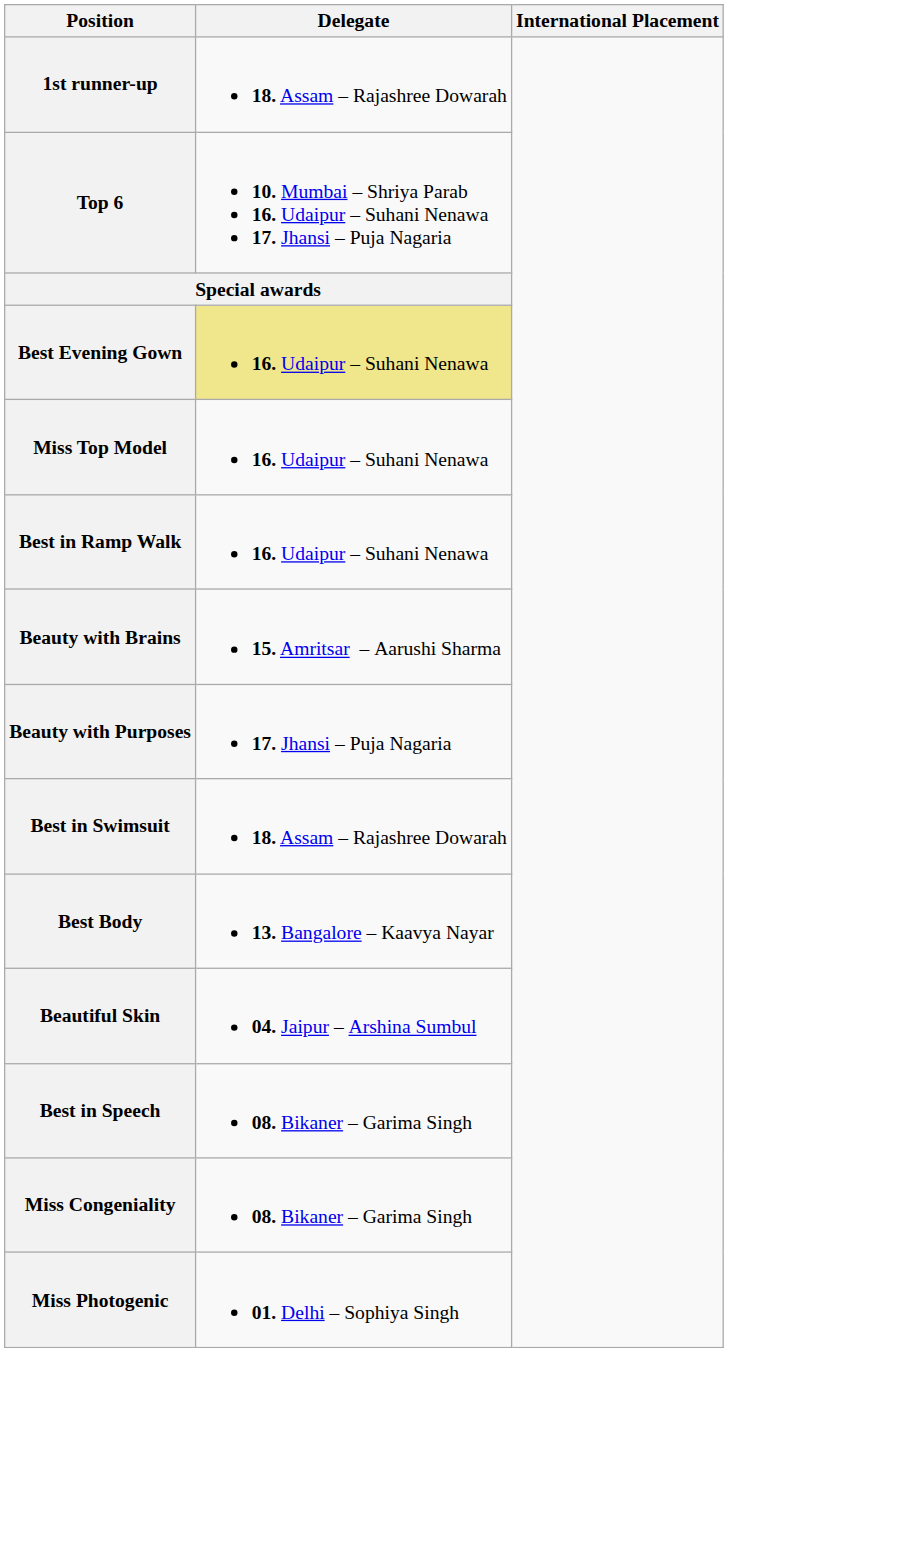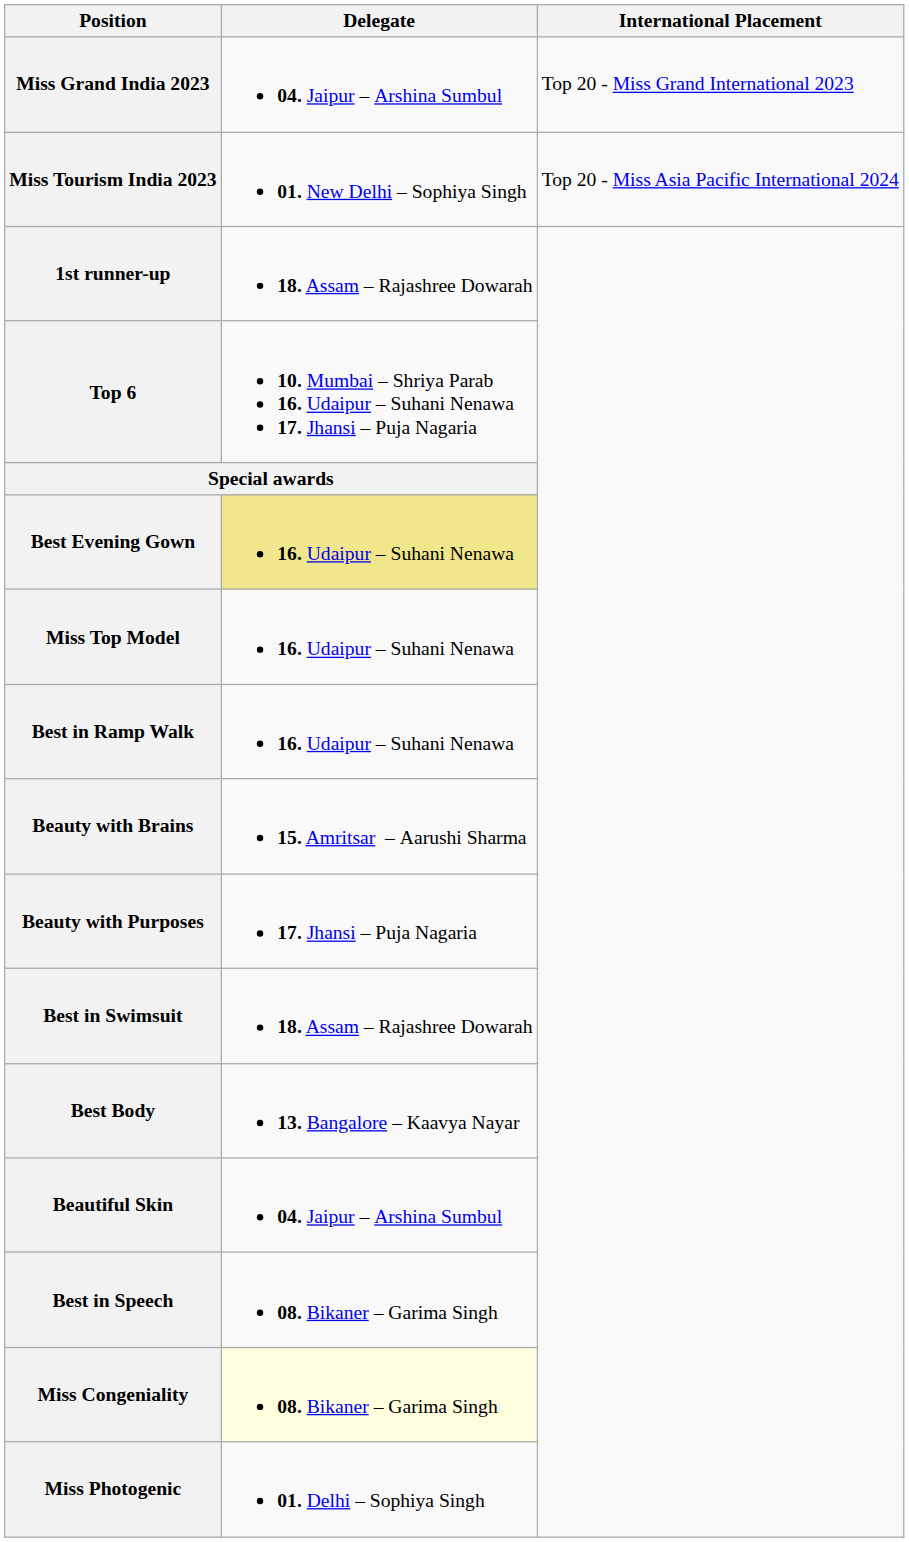+ row: (113, 84)
+ row: (113, 179)
(353, 1217) no background -> (379, 1406) lightyellow background
